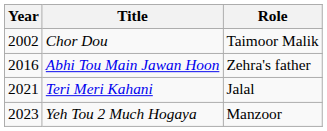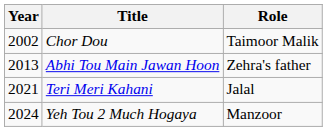(23, 65) 2016 -> (23, 65) 2013
(23, 114) 2023 -> (23, 114) 2024
